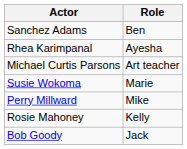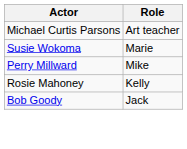- row: (47, 30)
- row: (50, 48)
